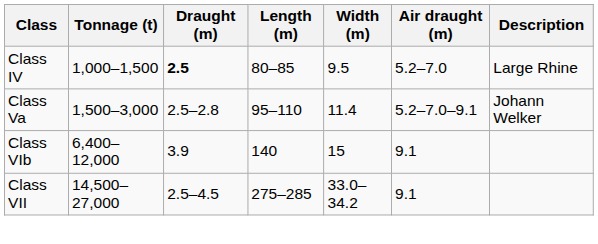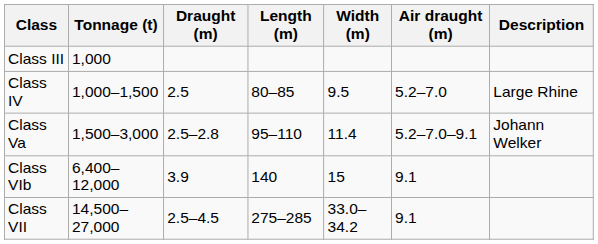+ row: (36, 58)
(178, 67) bold -> (178, 92) normal
